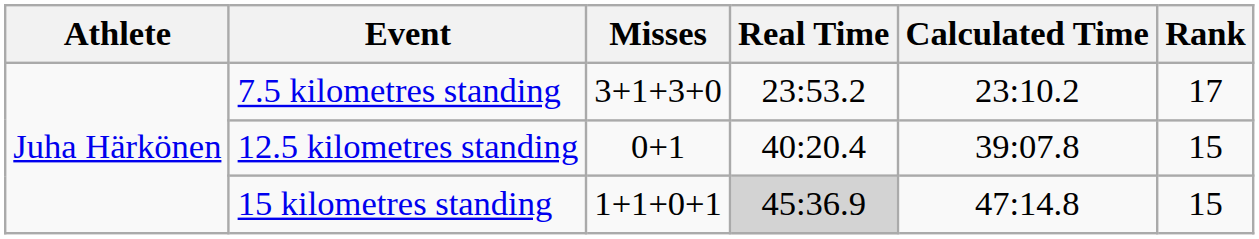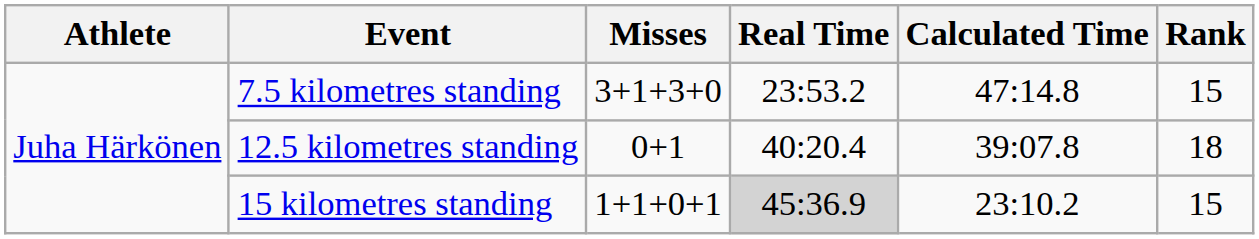(1027, 90) 23:10.2 -> (1027, 90) 47:14.8
(1205, 90) 17 -> (1205, 90) 15
(1205, 147) 15 -> (1205, 147) 18
(1027, 204) 47:14.8 -> (1027, 204) 23:10.2
